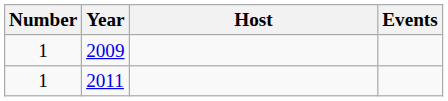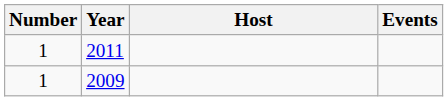rows swapped: (105, 50) <-> (105, 80)
